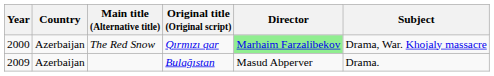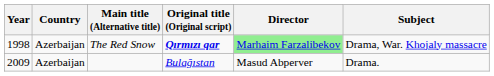(18, 44) 2000 -> (18, 44) 1998
(192, 44) normal -> (192, 44) bold
